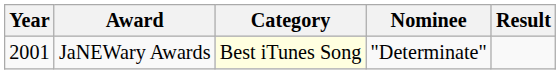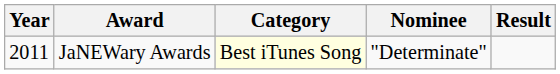(29, 52) 2001 -> (29, 52) 2011
